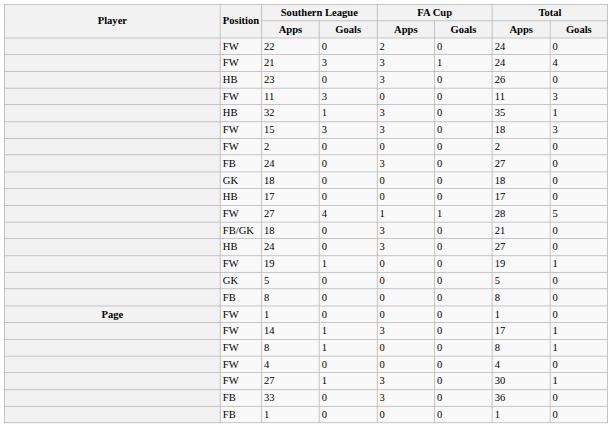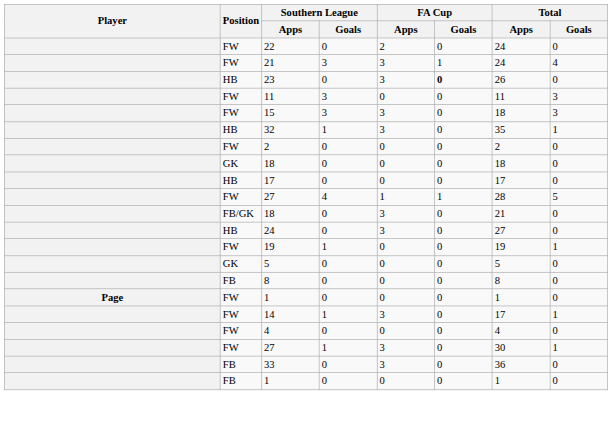(440, 79) normal -> (440, 79) bold
rows swapped: (231, 130) <-> (230, 113)
- row: (229, 163)
- row: (231, 347)
